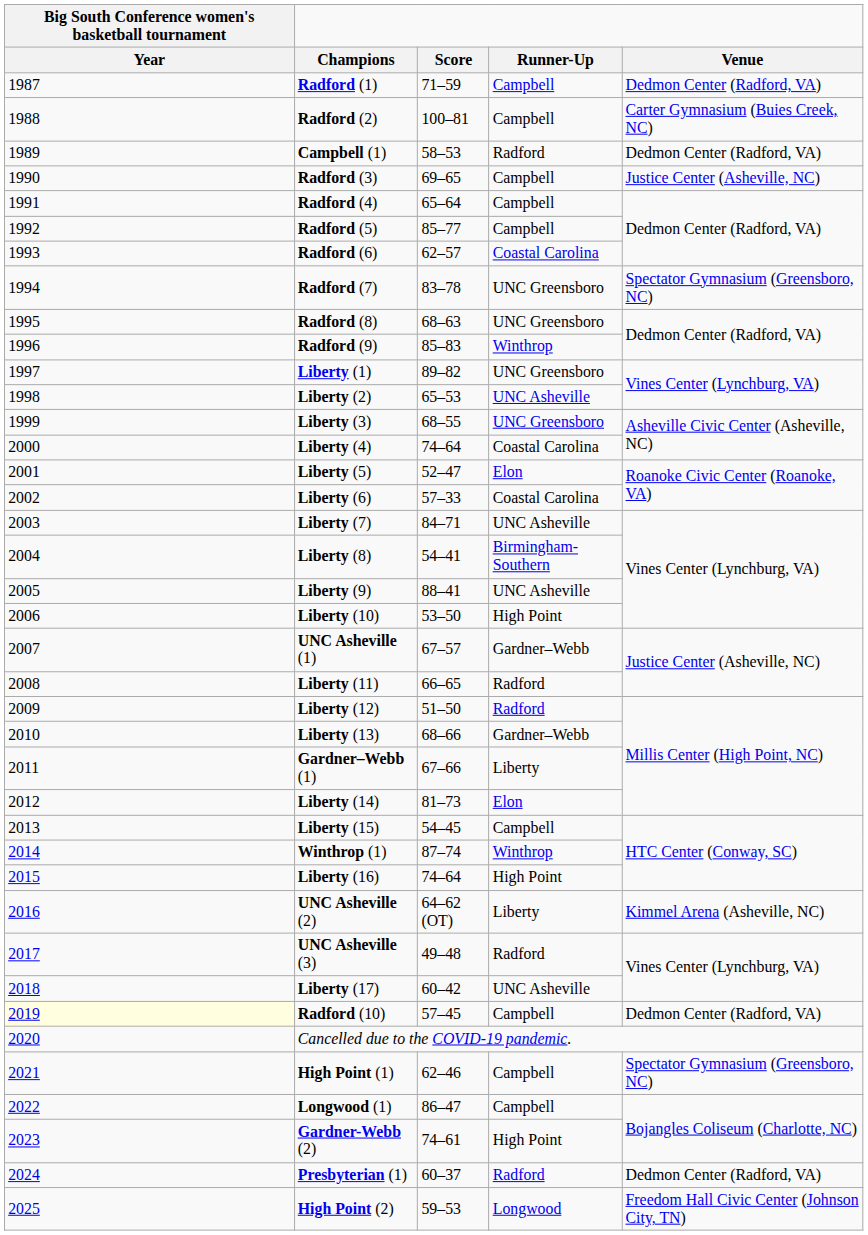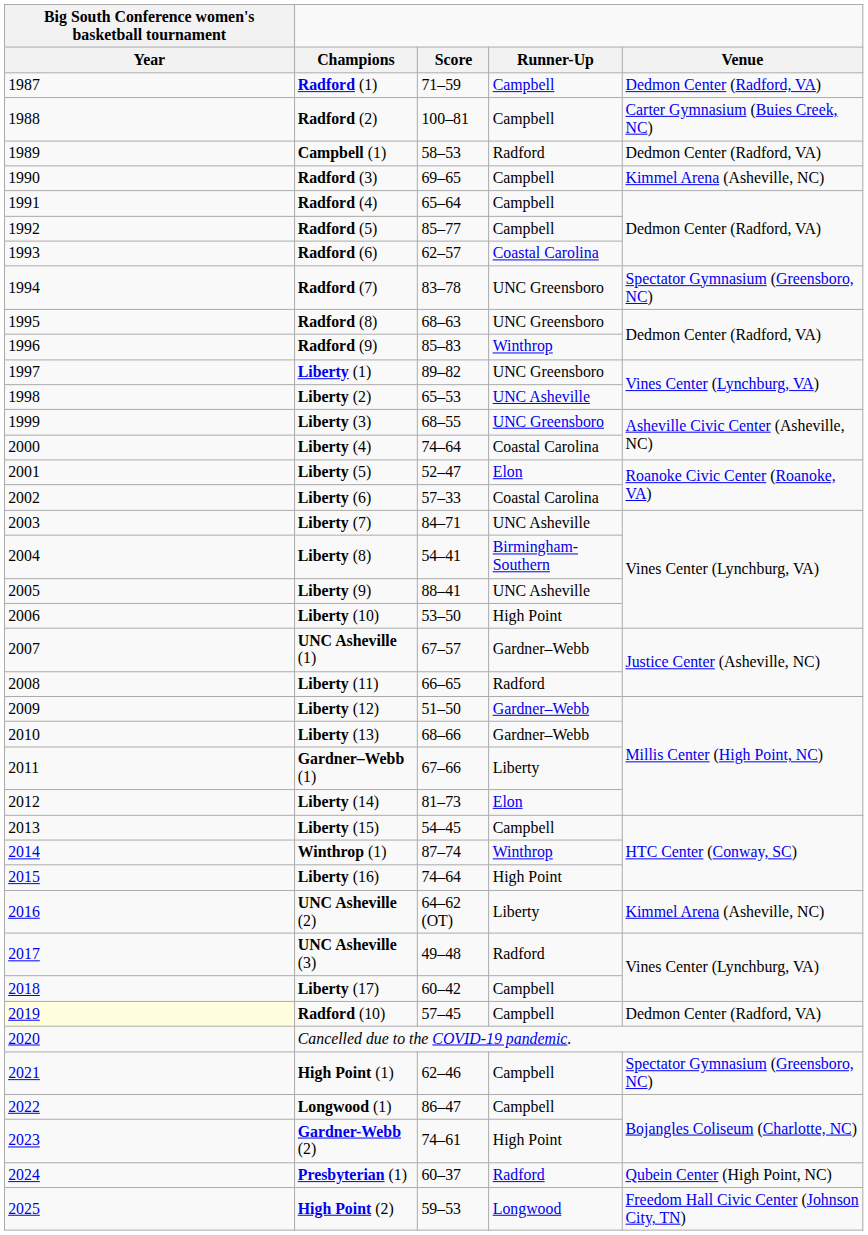(723, 178) Justice Center (Asheville, NC) -> (725, 178) Kimmel Arena (Asheville, NC)
(519, 709) Radford -> (541, 709) Gardner–Webb
(541, 988) UNC Asheville -> (524, 988) Campbell
(723, 1174) Dedmon Center (Radford, VA) -> (729, 1174) Qubein Center (High Point, NC)
